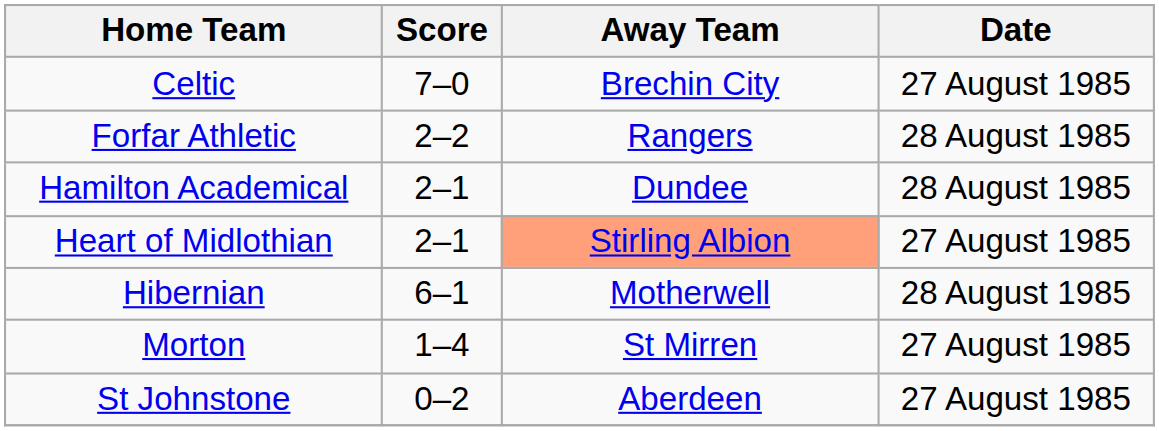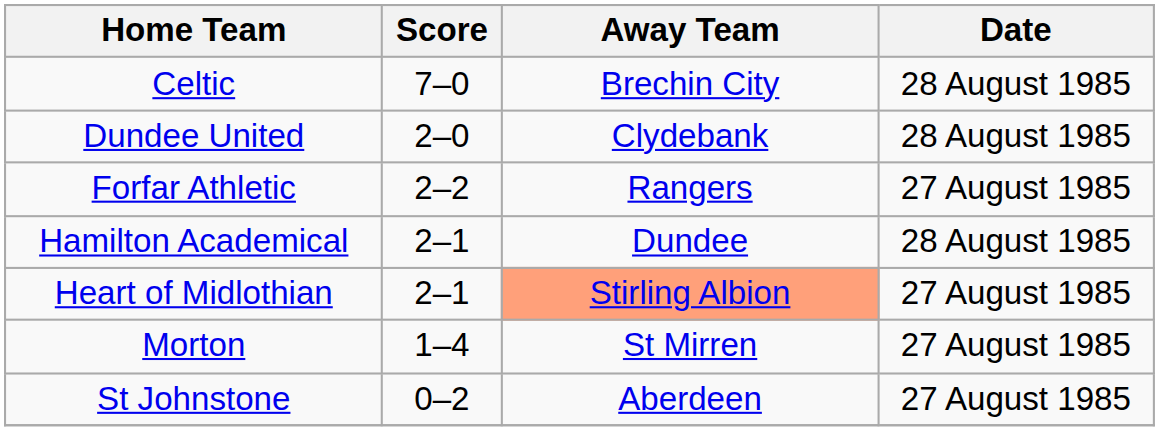(1016, 83) 27 August 1985 -> (1016, 83) 28 August 1985
+ row: (194, 135)
(1016, 135) 28 August 1985 -> (1016, 188) 27 August 1985
- row: (194, 293)
